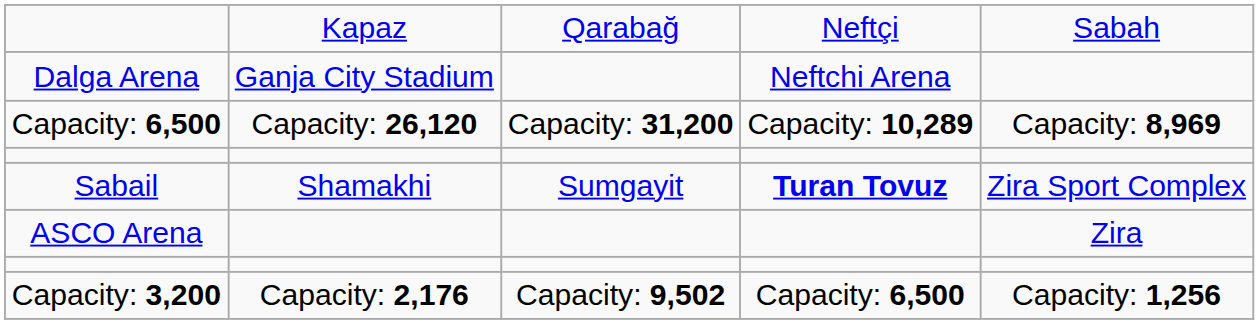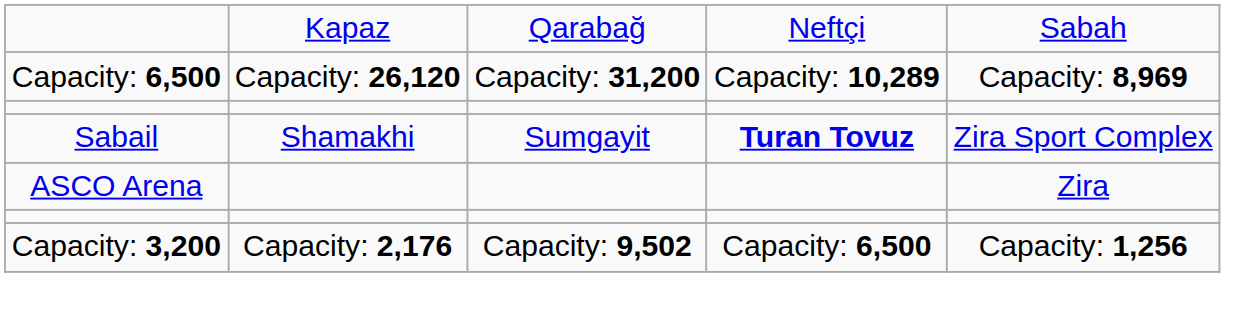- row: (116, 76)
